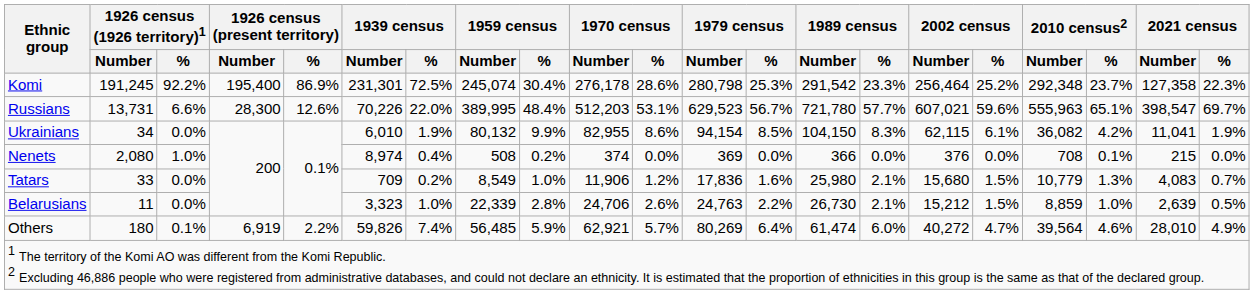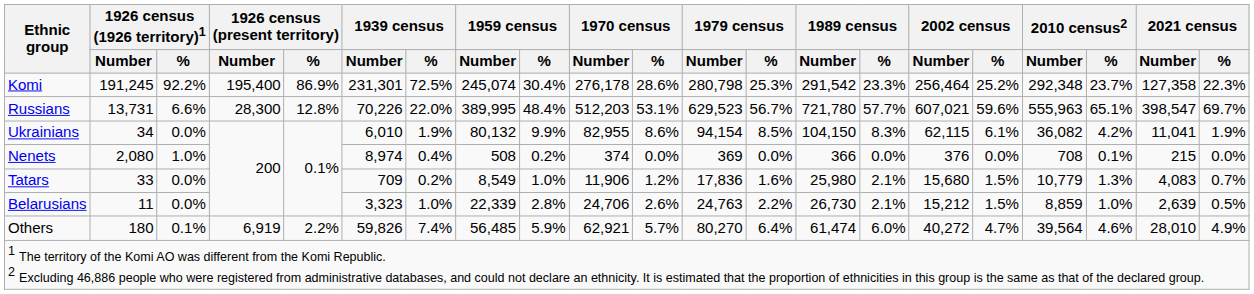(318, 108) 12.6% -> (318, 108) 12.8%
(720, 228) 80,269 -> (720, 228) 80,270
